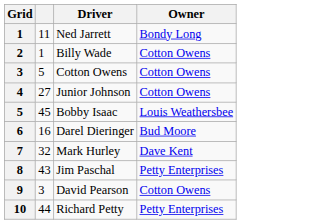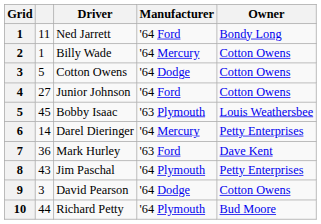+ column: (177, 14)
(44, 131) 16 -> (44, 131) 14
(168, 131) Bud Moore -> (262, 131) Petty Enterprises
(44, 151) 32 -> (44, 151) 36
(181, 209) Petty Enterprises -> (248, 209) Bud Moore
